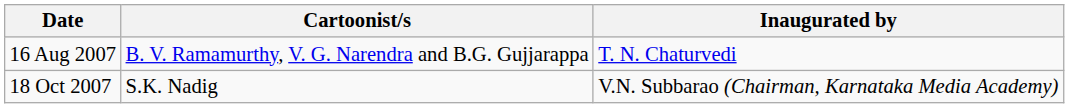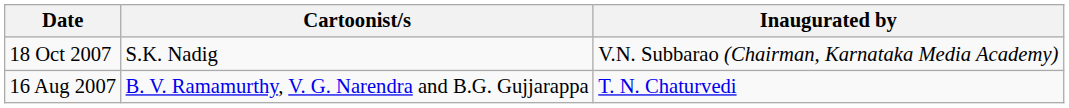rows swapped: (63, 53) <-> (60, 86)
